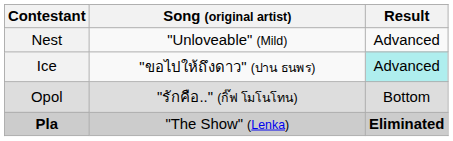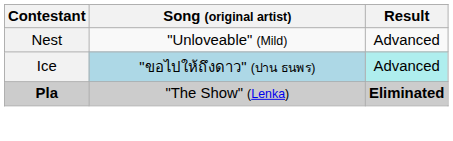(227, 67) no background -> (227, 67) lightblue background
- row: (47, 96)
